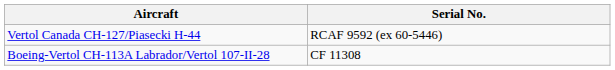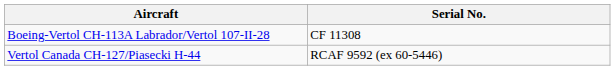rows swapped: (138, 55) <-> (104, 34)
